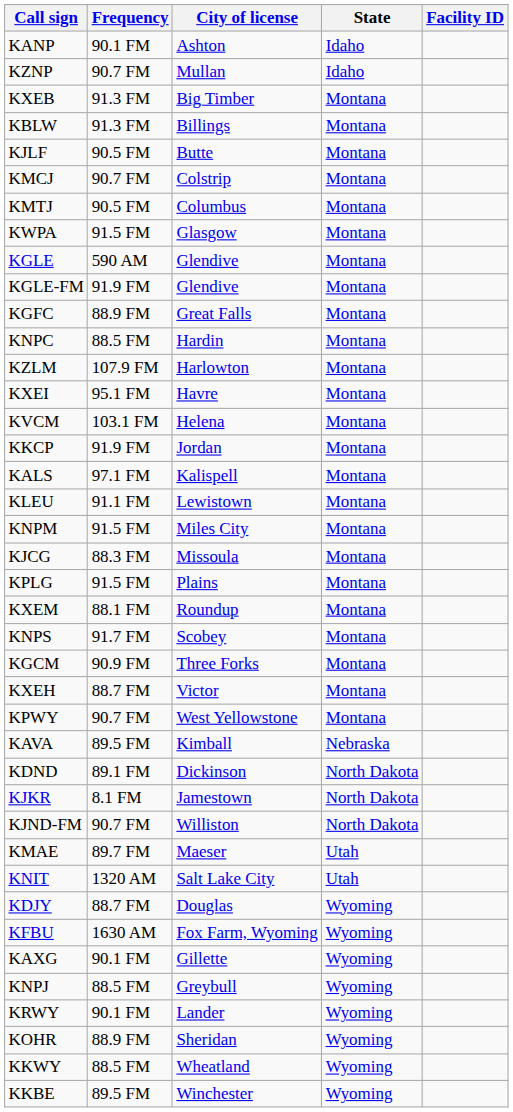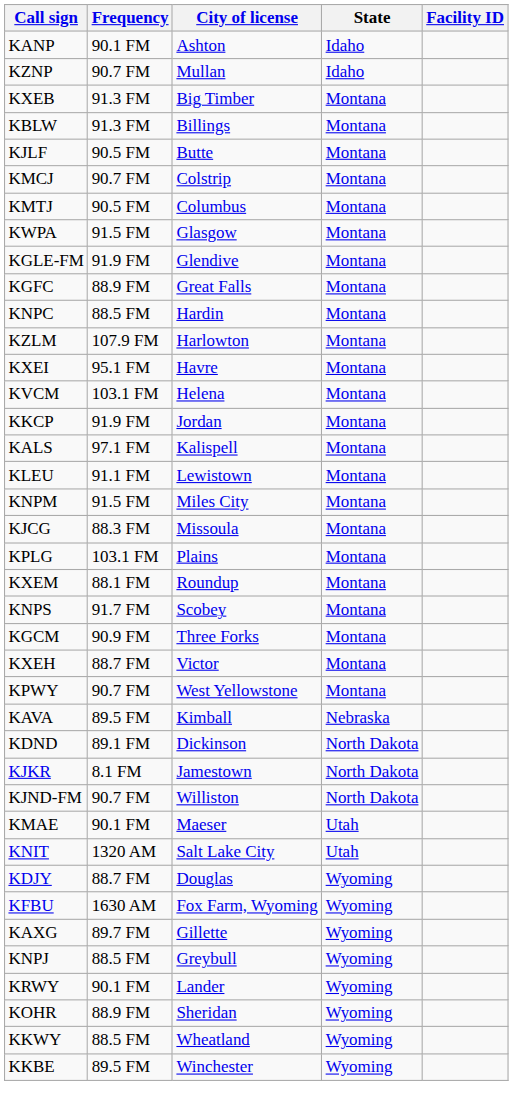- row: (31, 260)
(121, 582) 91.5 FM -> (125, 555) 103.1 FM
(121, 851) 89.7 FM -> (121, 824) 90.1 FM
(121, 959) 90.1 FM -> (121, 932) 89.7 FM
